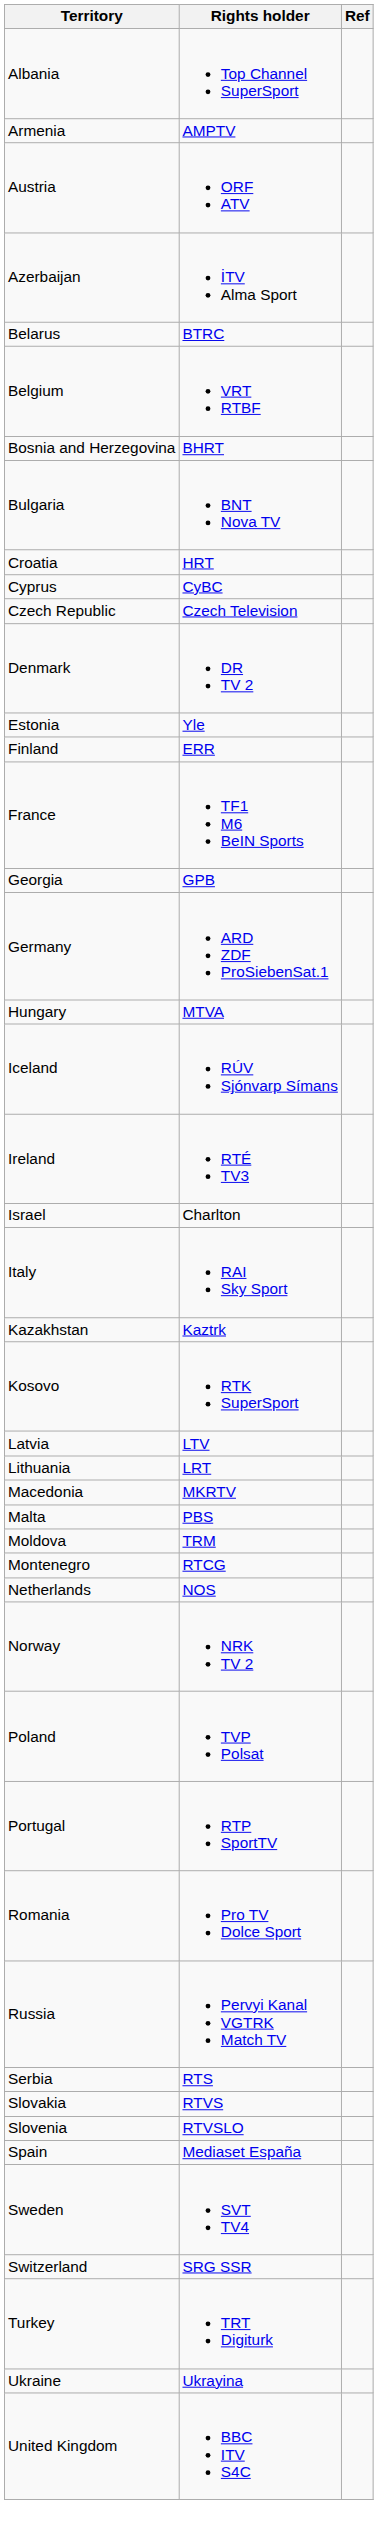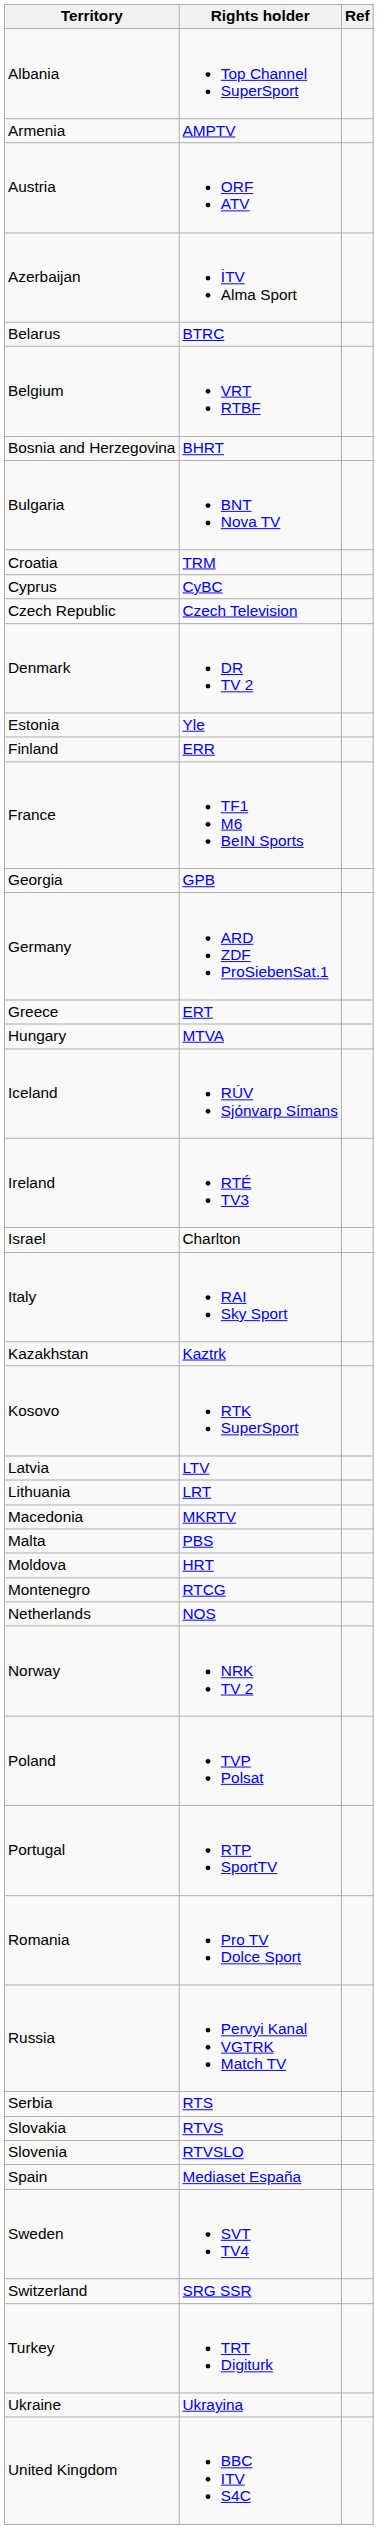(198, 562) HRT -> (199, 562) TRM
+ row: (33, 1011)
(199, 1541) TRM -> (198, 1565) HRT
